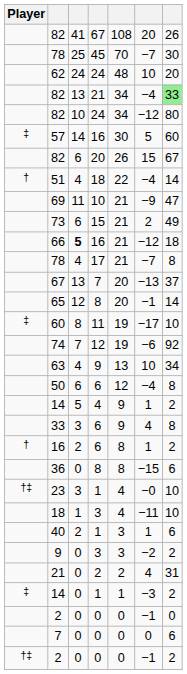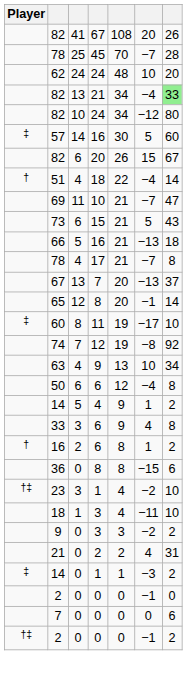(172, 54) 30 -> (172, 54) 28
(148, 201) −9 -> (148, 201) −7
(148, 221) 2 -> (148, 221) 5
(172, 221) 49 -> (172, 221) 43
(78, 241) bold -> (78, 241) normal
(148, 241) −12 -> (148, 241) −13
(148, 345) −6 -> (148, 345) −8
(148, 490) −0 -> (148, 490) −2
- row: (58, 532)
